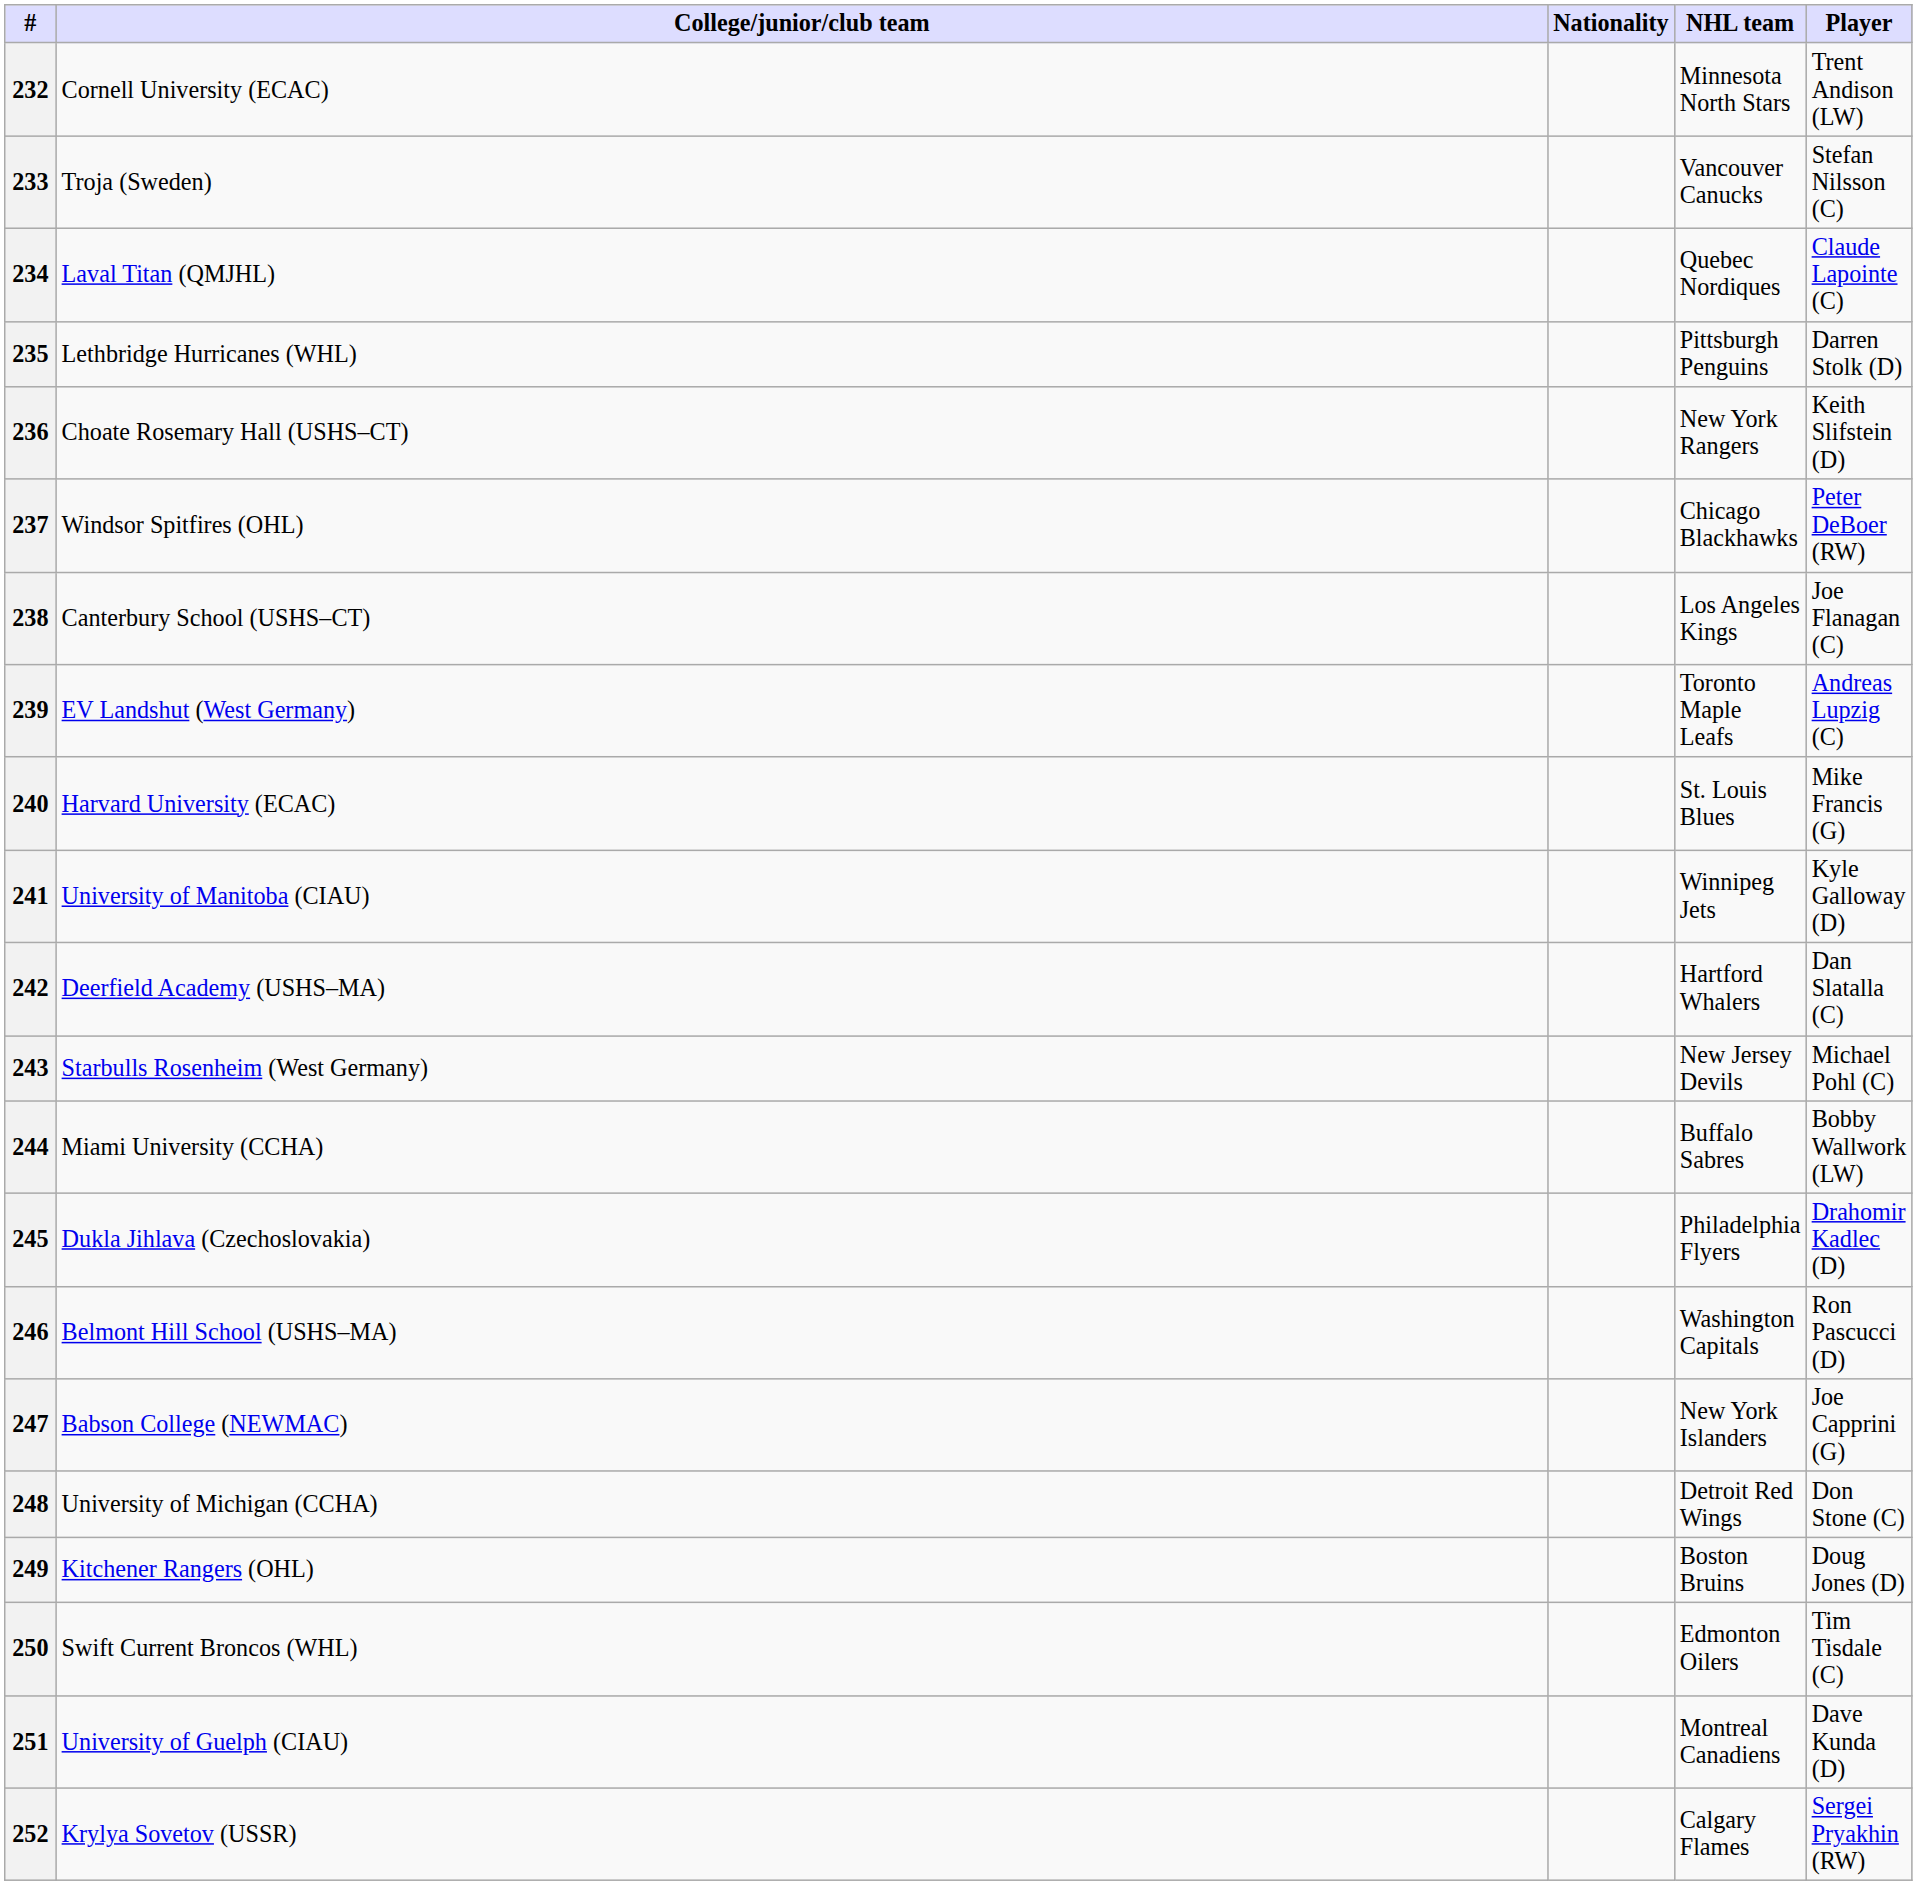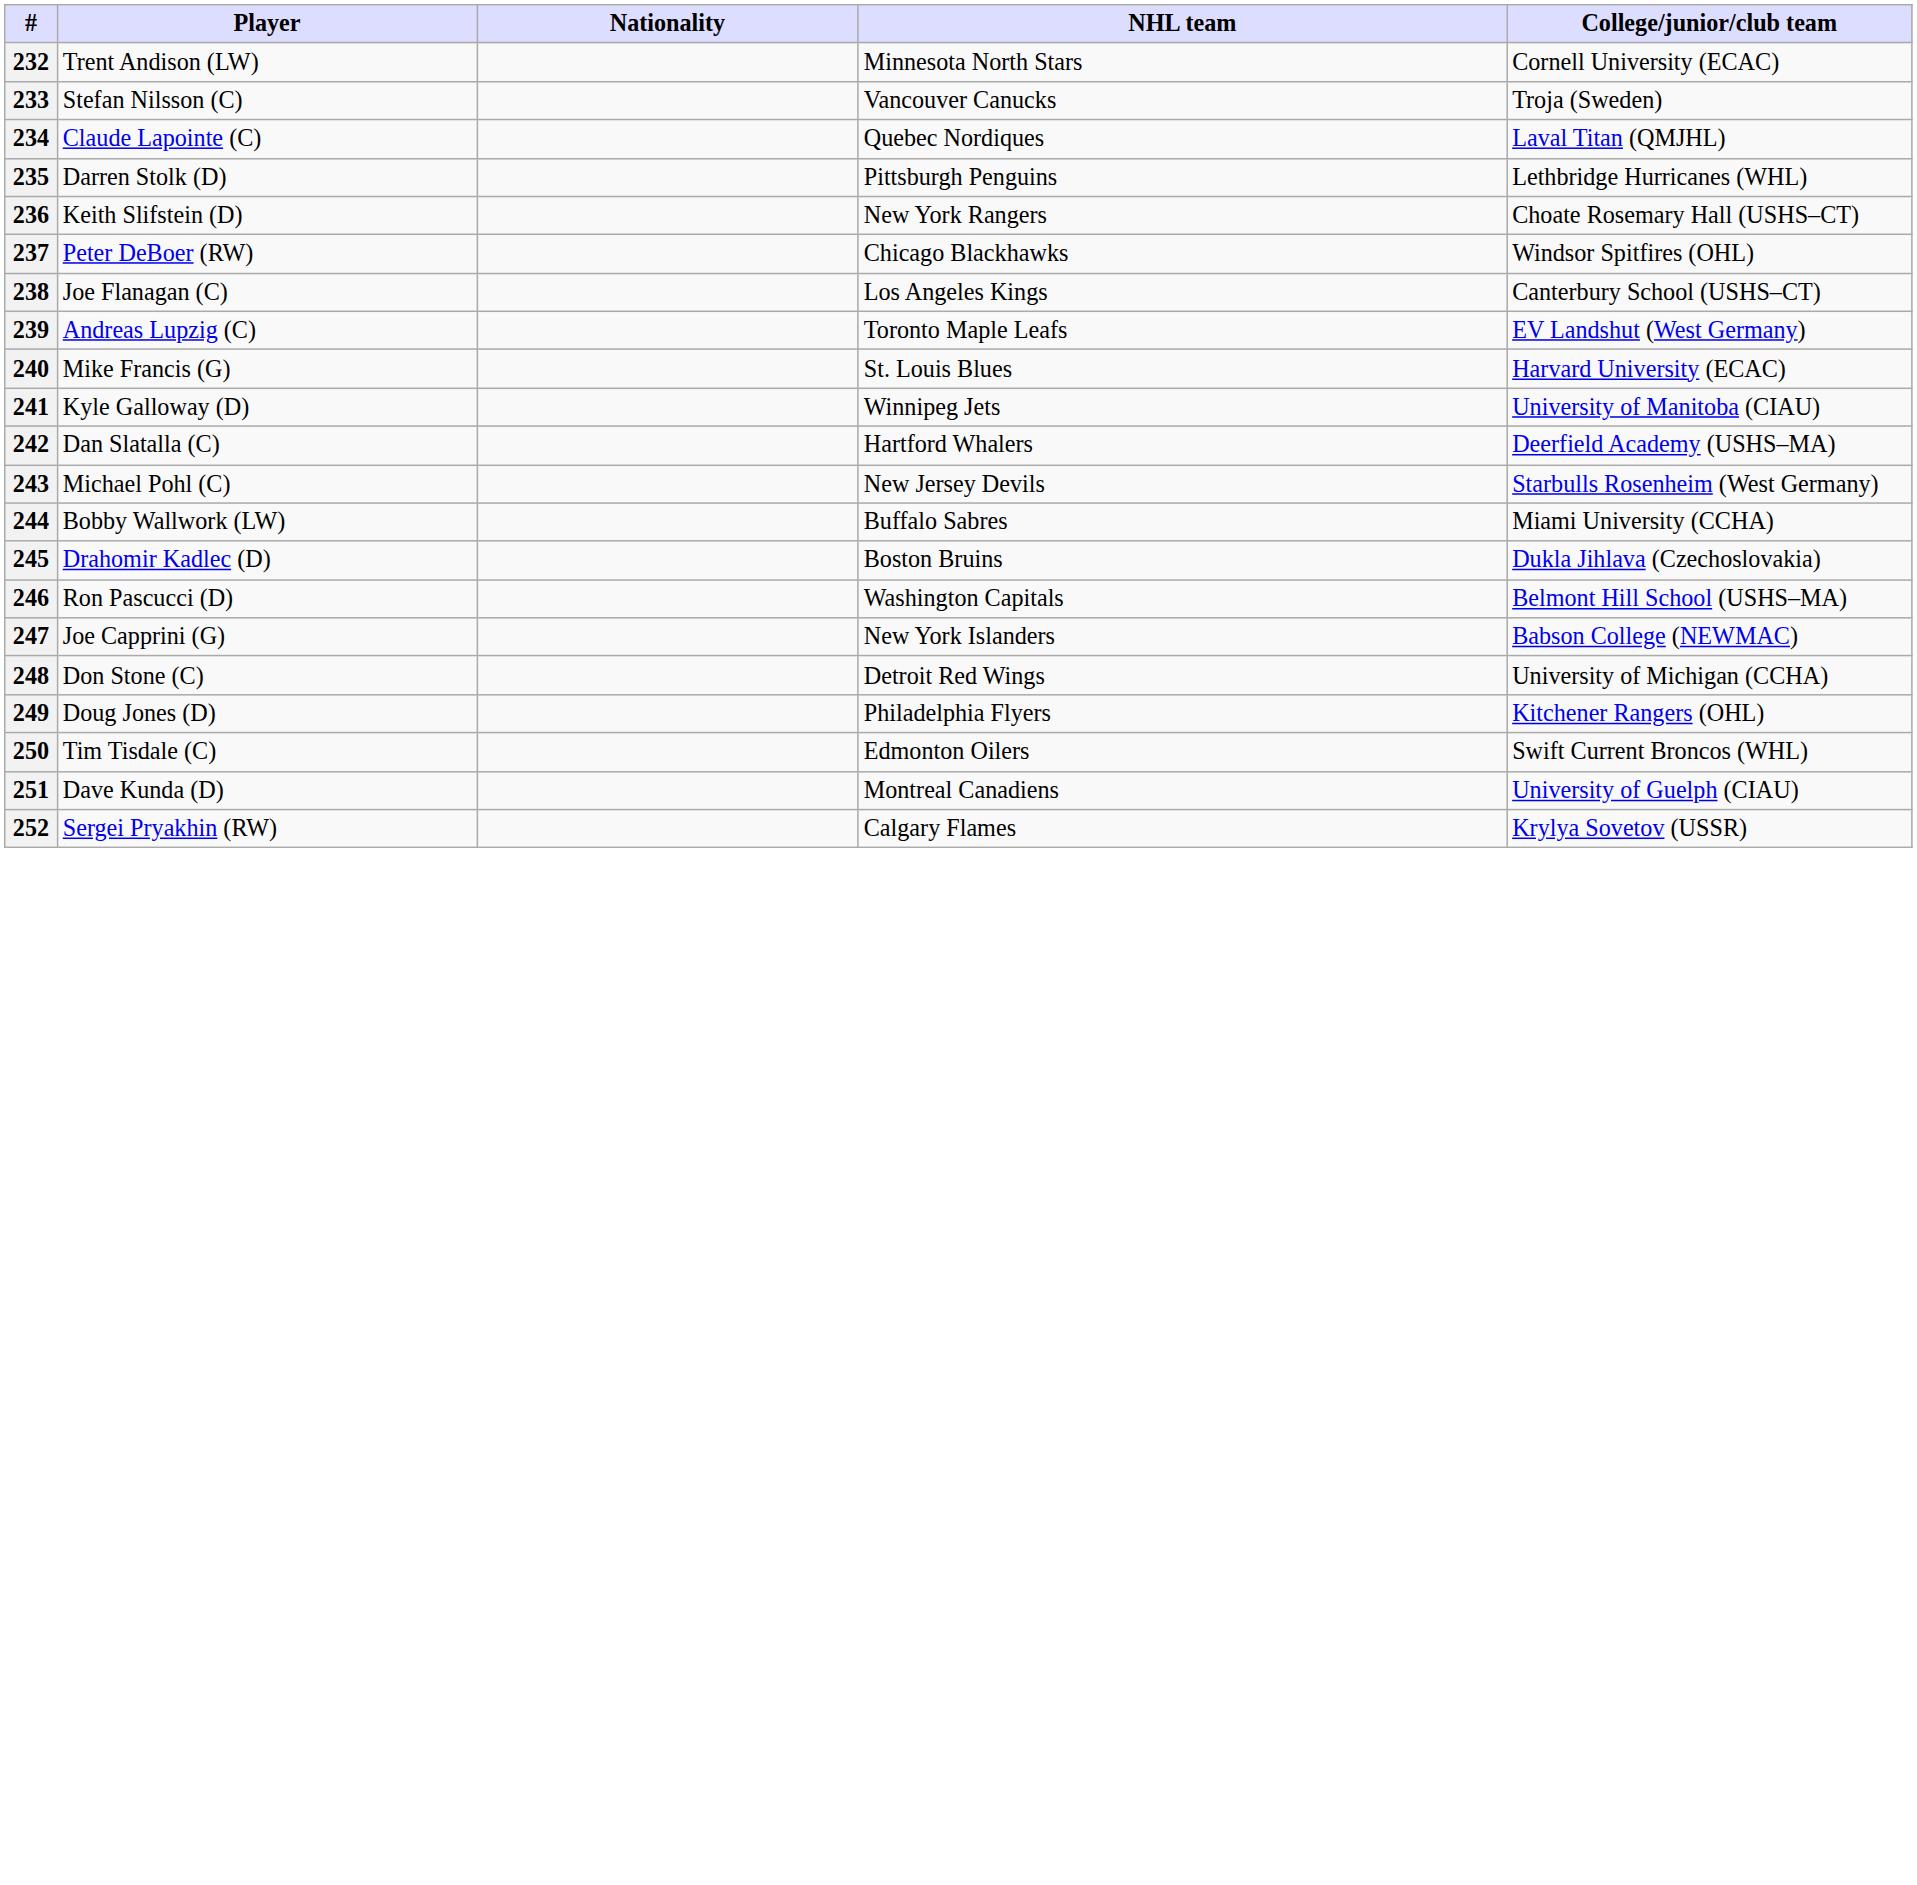columns swapped: (1859, 23) <-> (802, 23)
(1740, 1239) Philadelphia Flyers -> (933, 560) Boston Bruins
(1714, 1569) Boston Bruins -> (957, 713) Philadelphia Flyers
